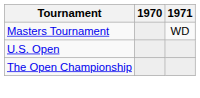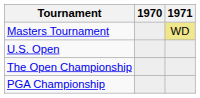(180, 31) no background -> (180, 31) khaki background
+ row: (56, 85)
